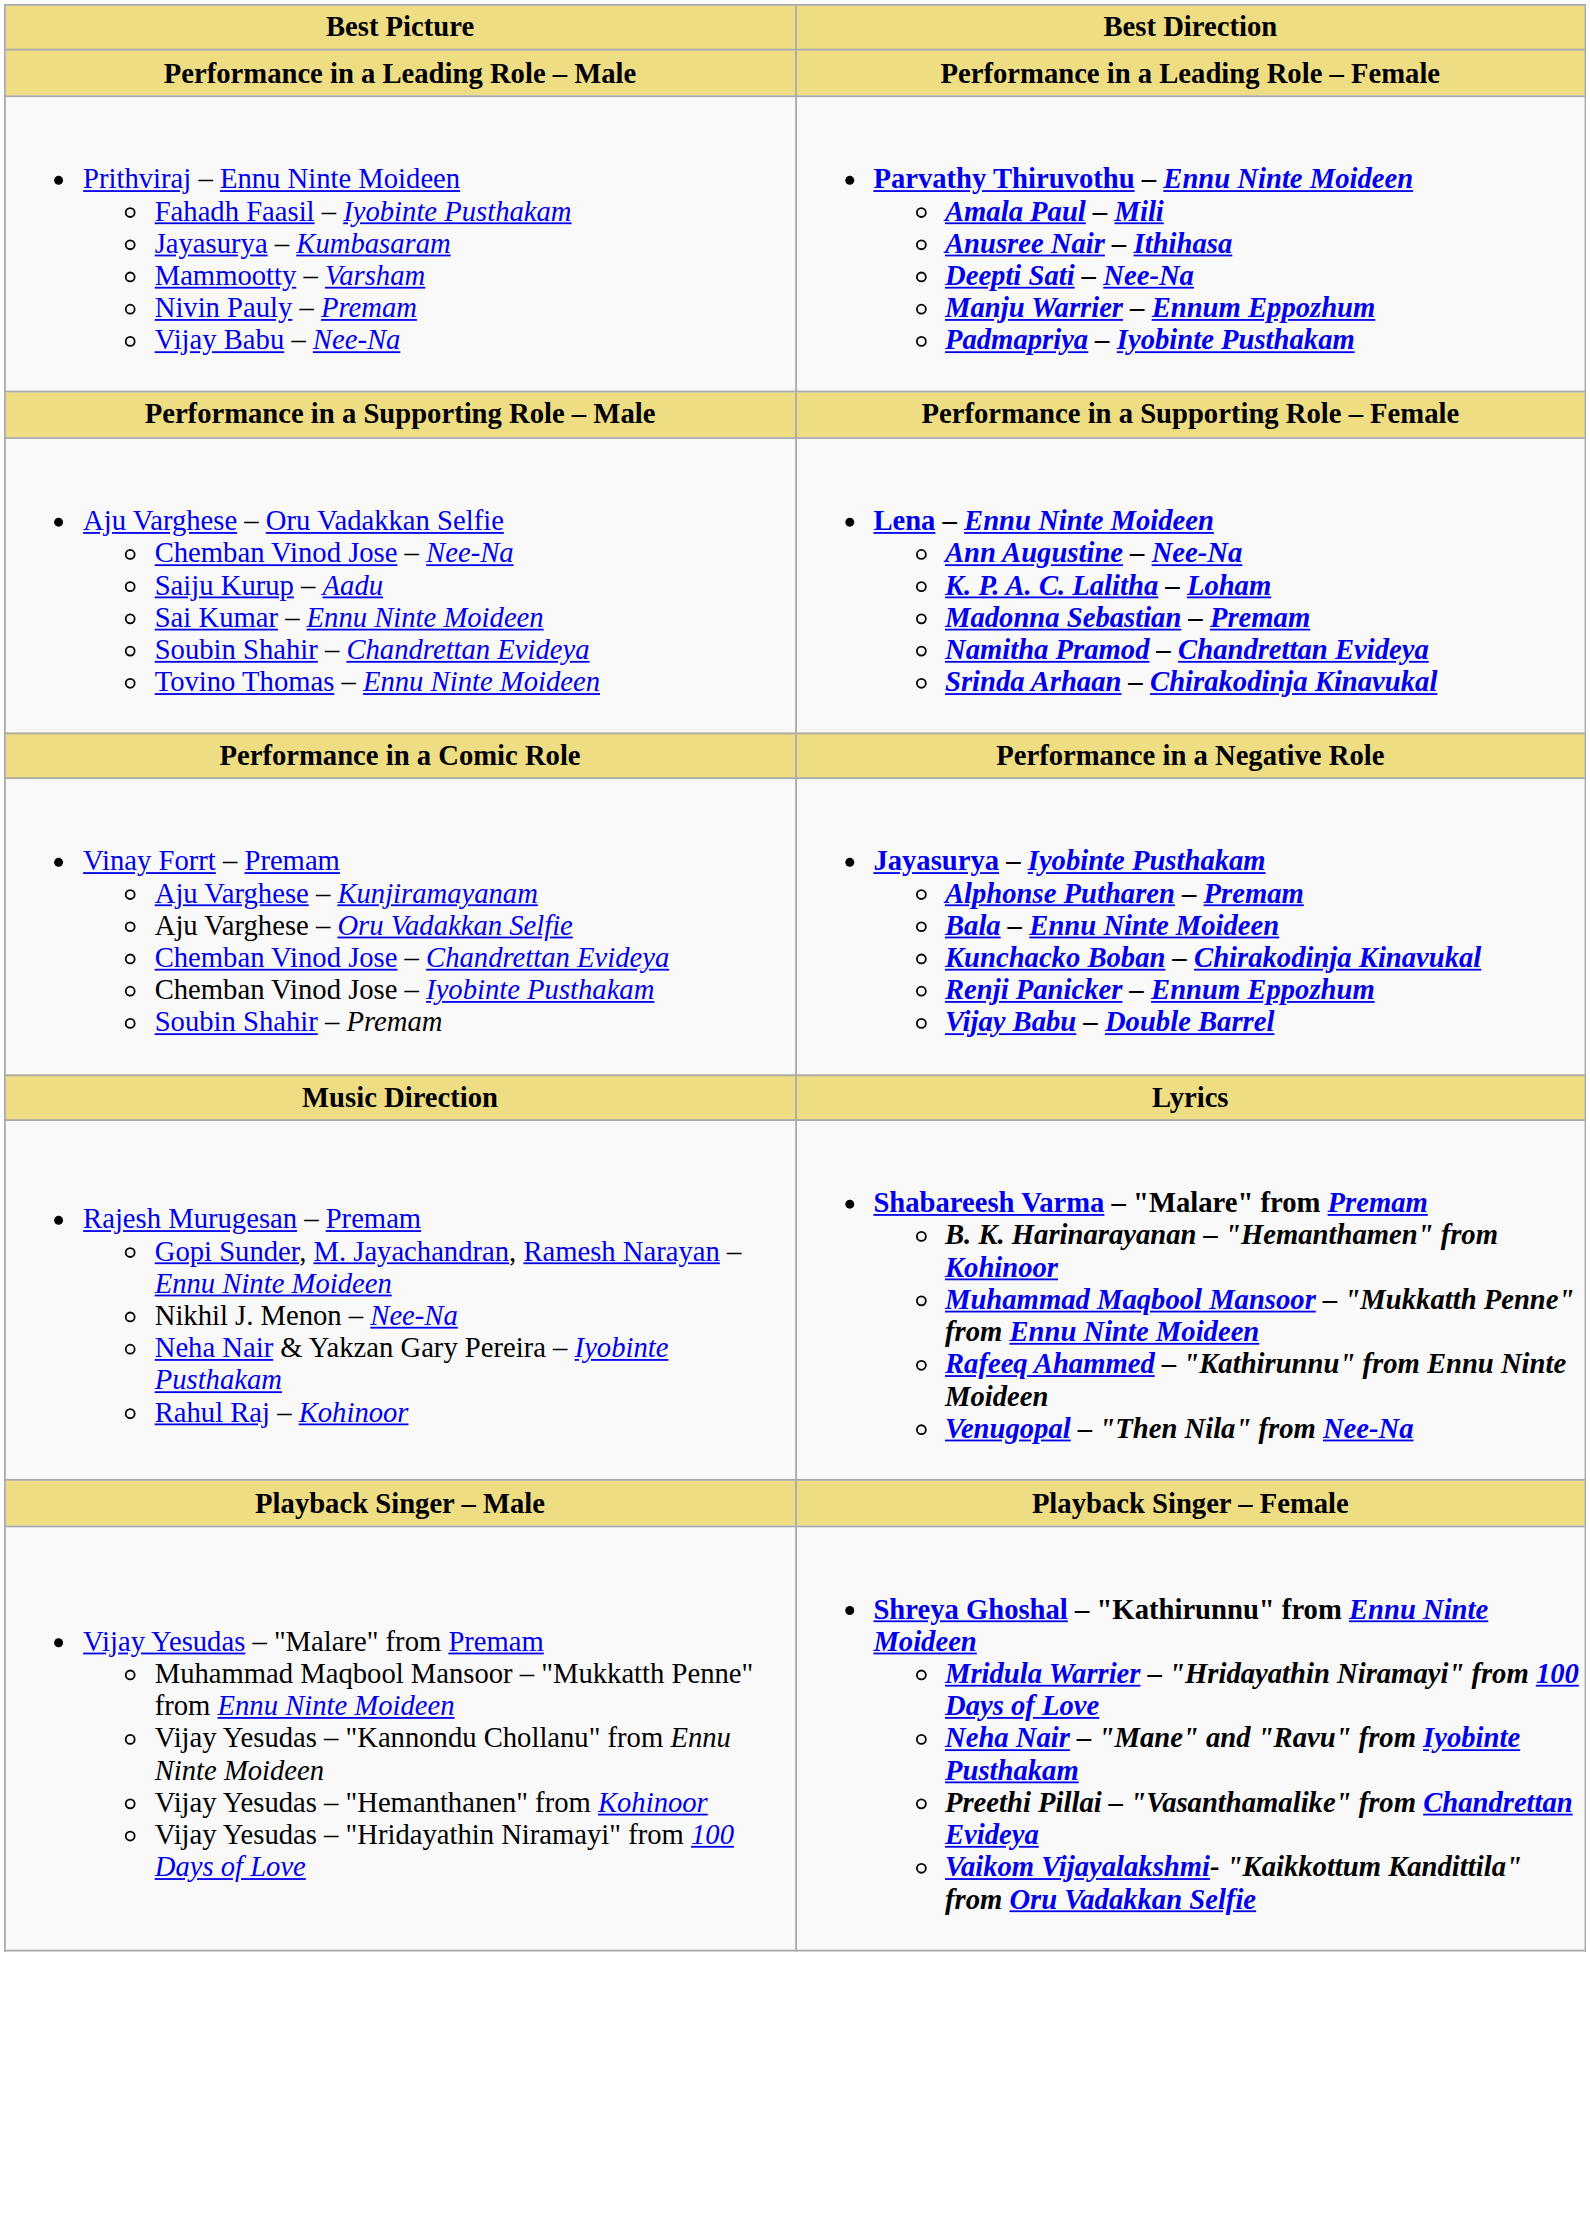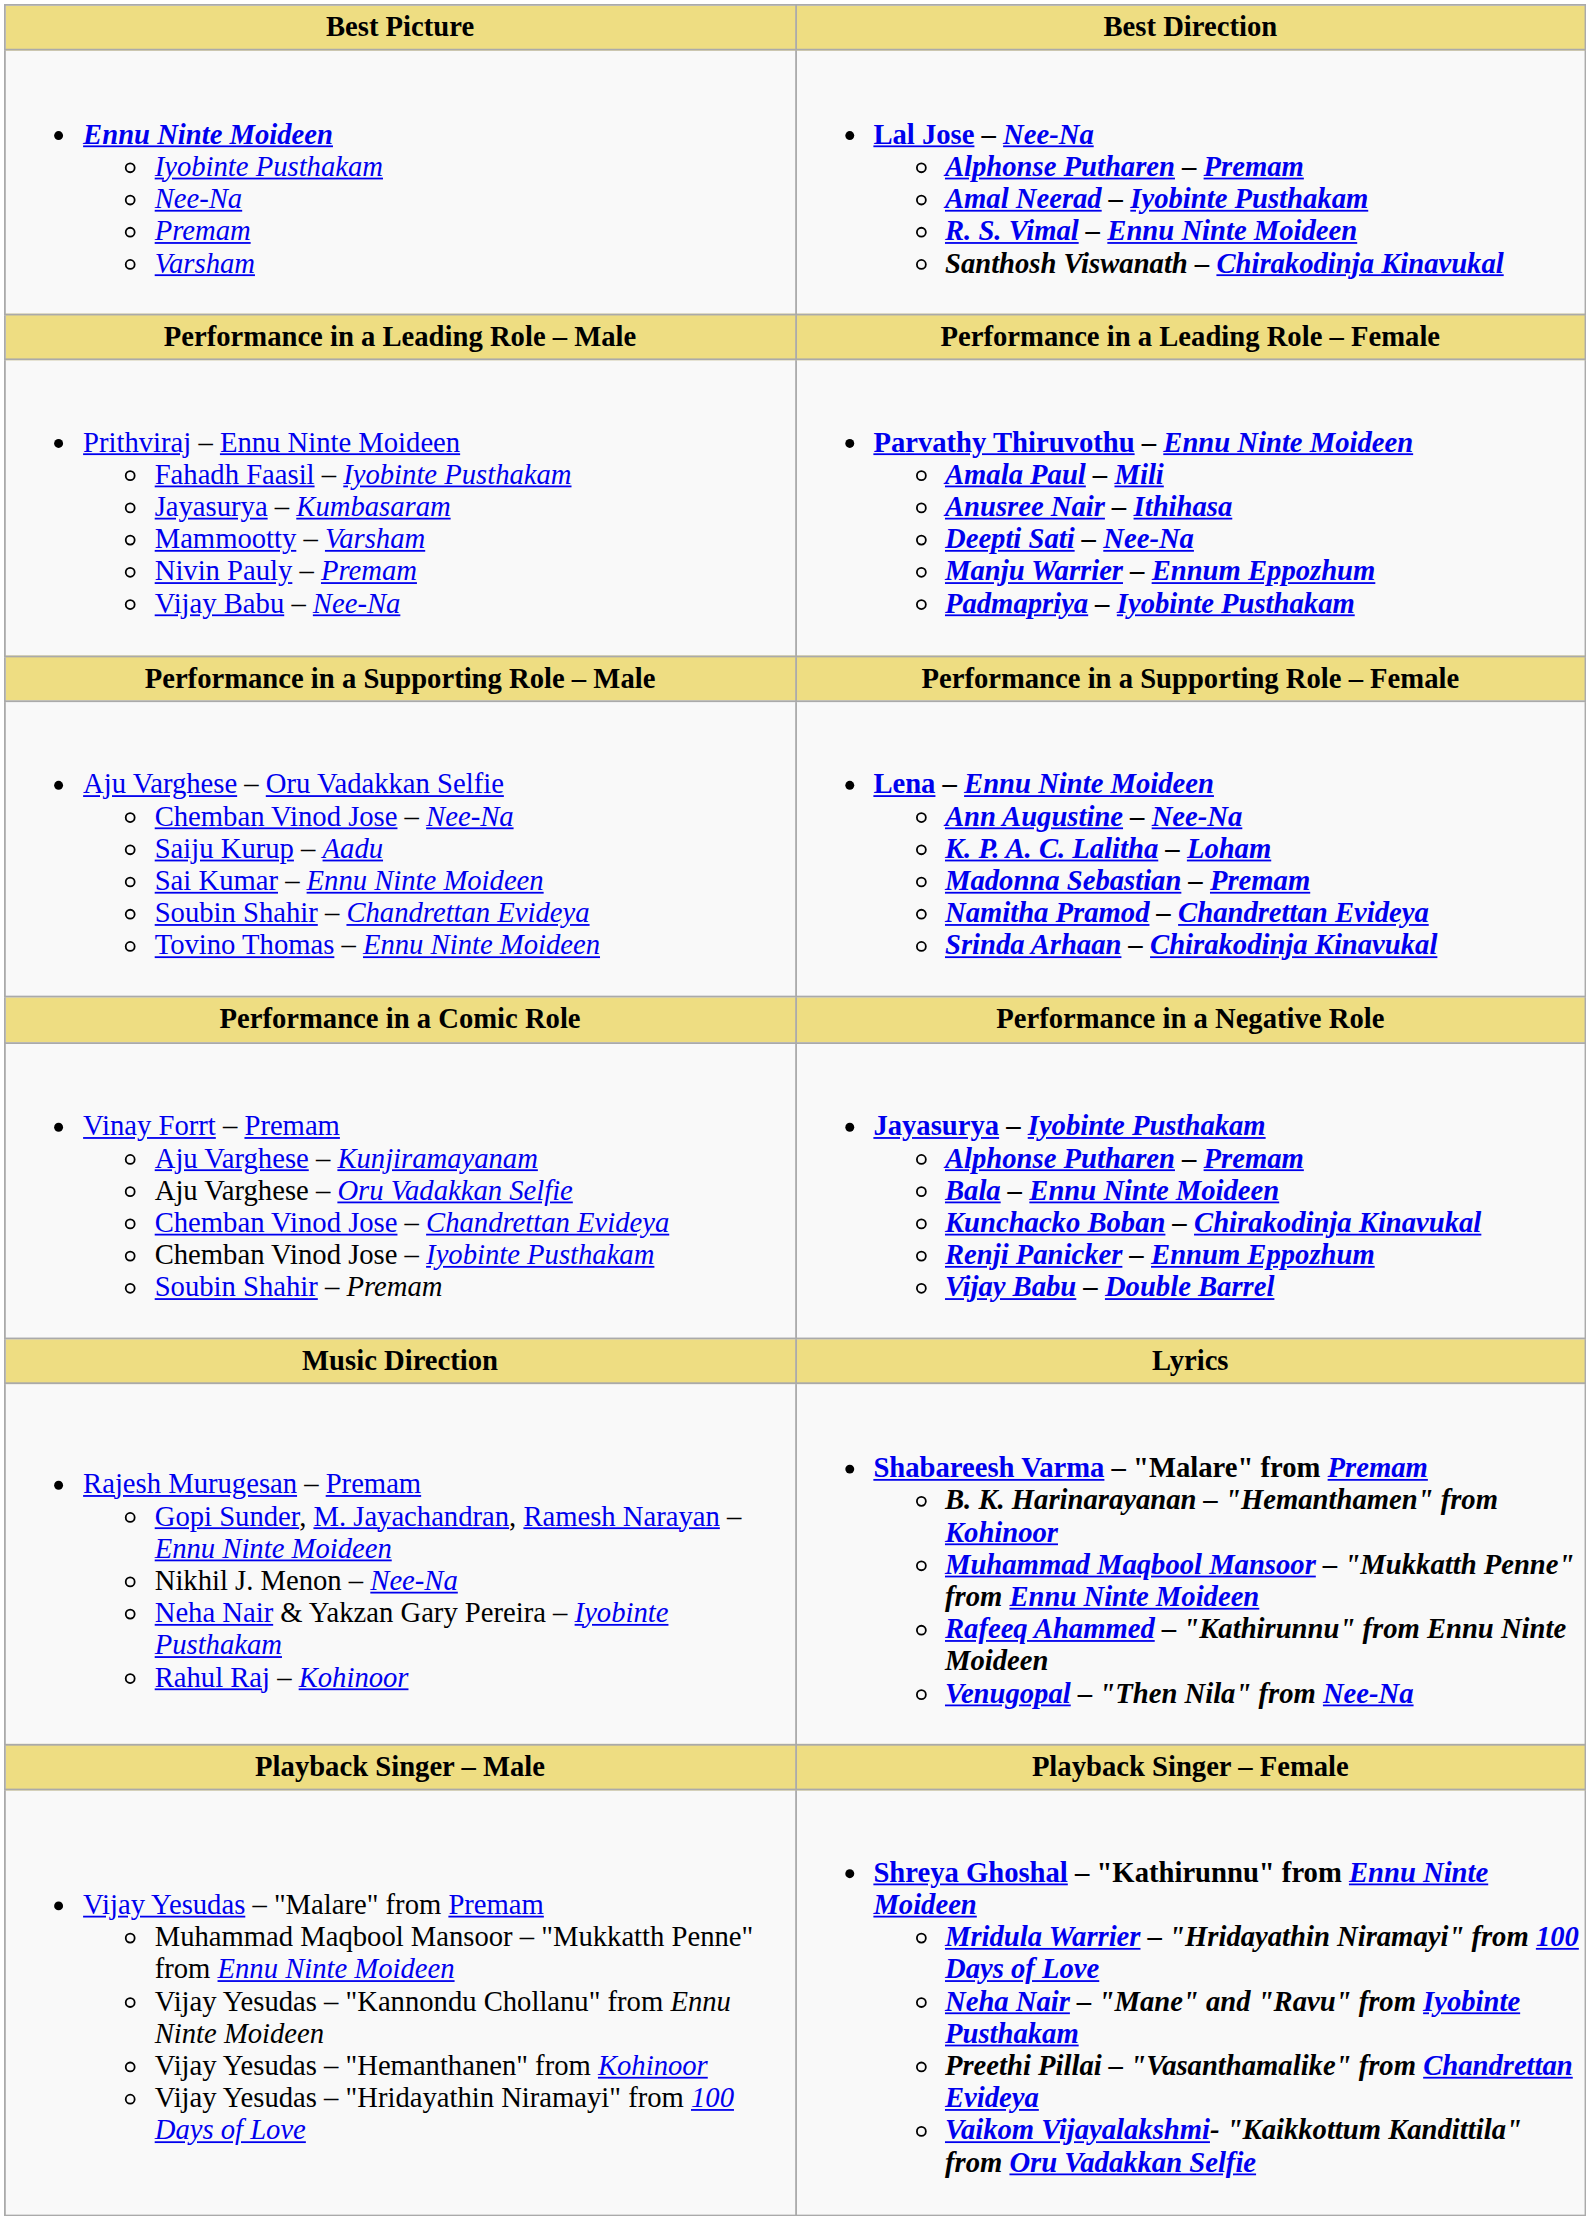+ row: (400, 198)
